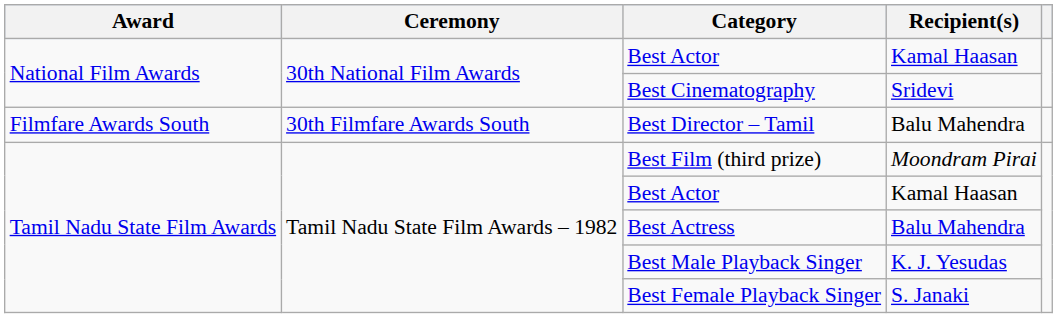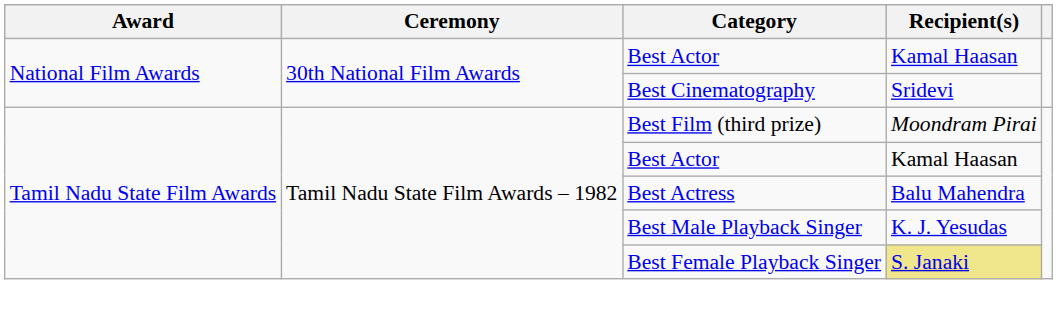- row: (109, 124)
(930, 295) no background -> (930, 261) khaki background
